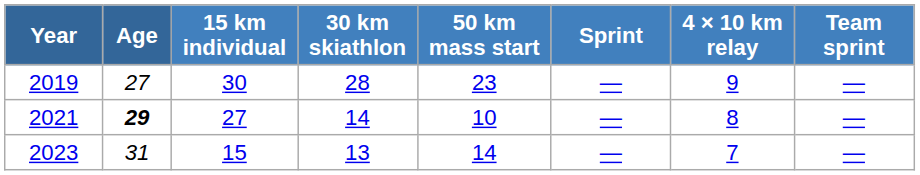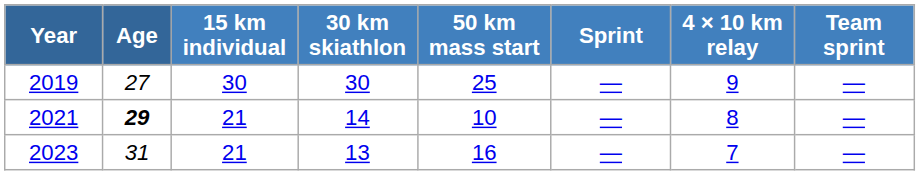(357, 82) 28 -> (357, 82) 30
(484, 82) 23 -> (484, 82) 25
(234, 118) 27 -> (234, 118) 21
(234, 153) 15 -> (234, 153) 21
(484, 153) 14 -> (484, 153) 16
